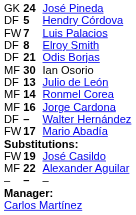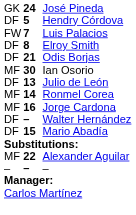(13, 131) FW -> (11, 131) DF
(29, 131) 17 -> (29, 131) 15
- row: (74, 156)
